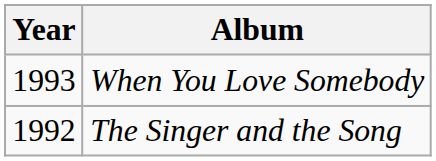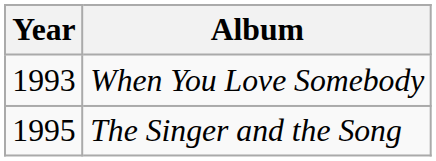(44, 130) 1992 -> (44, 130) 1995
